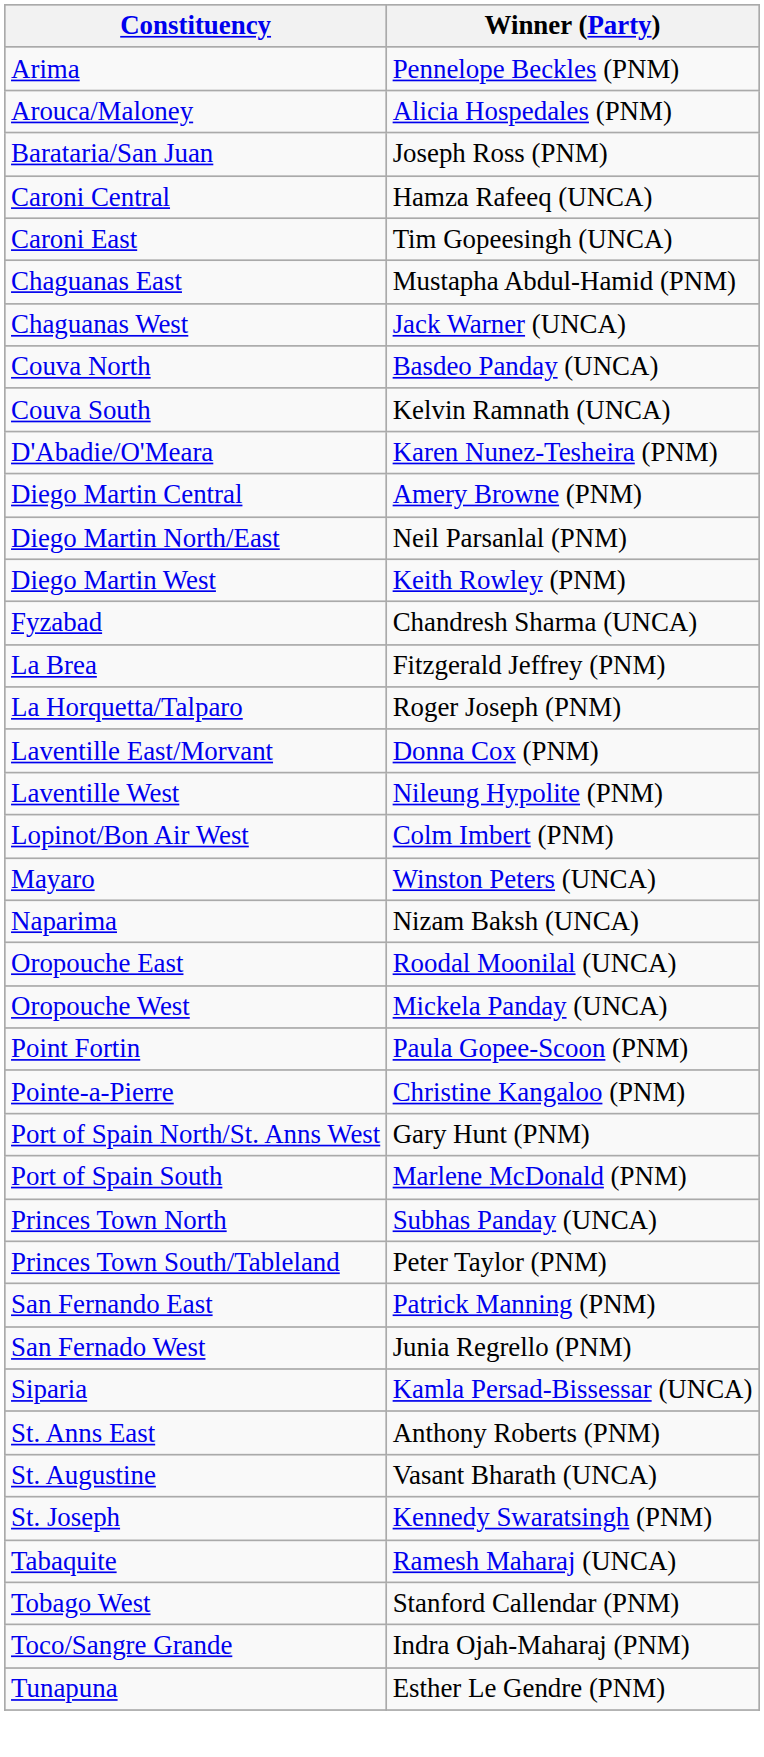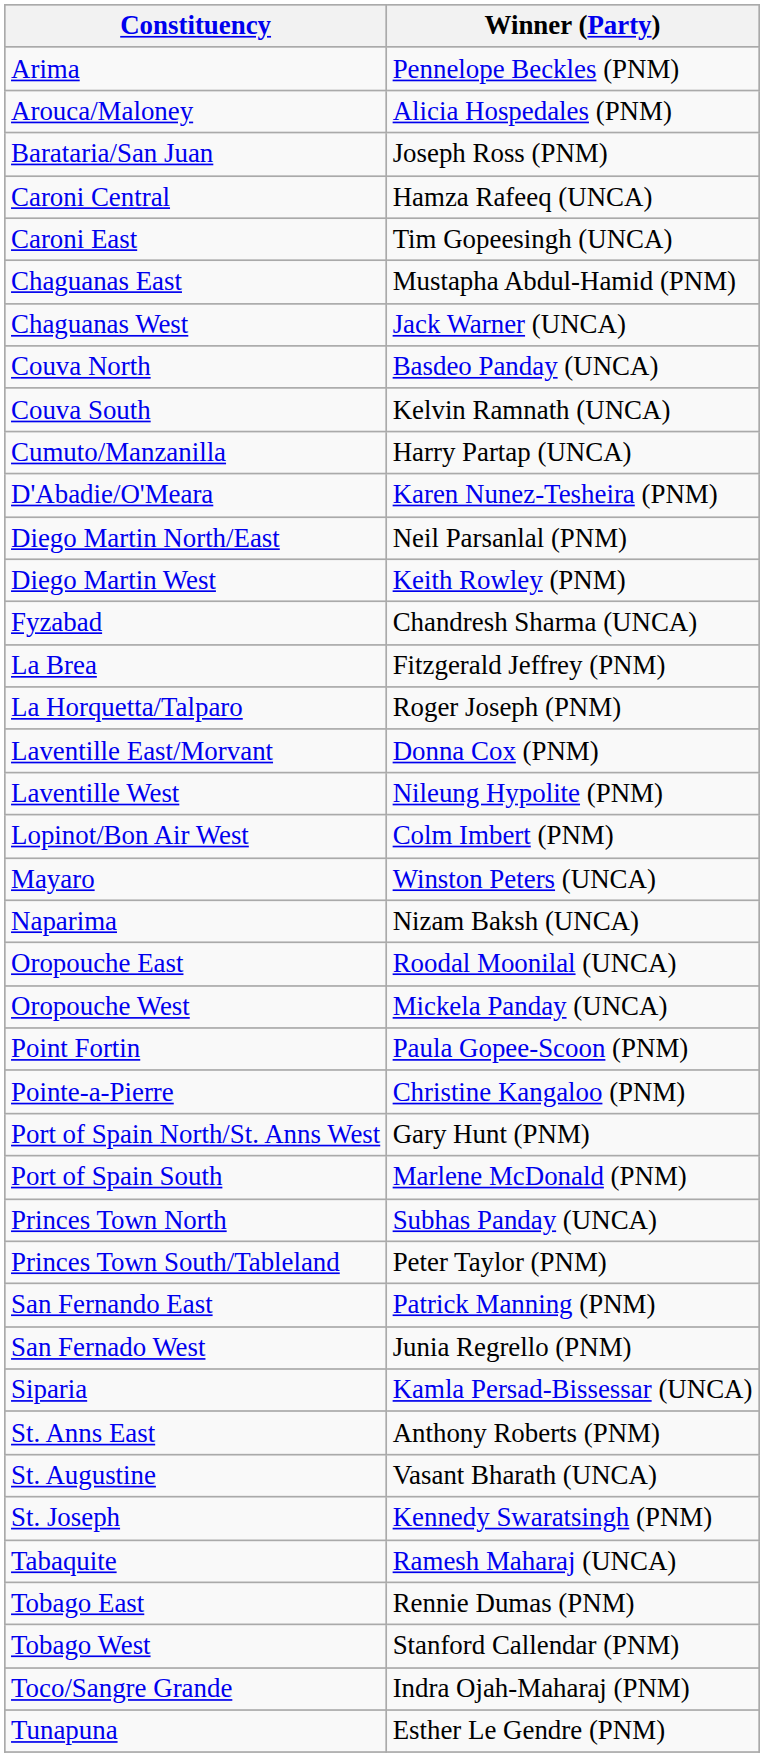+ row: (119, 452)
- row: (127, 494)
+ row: (78, 1603)
